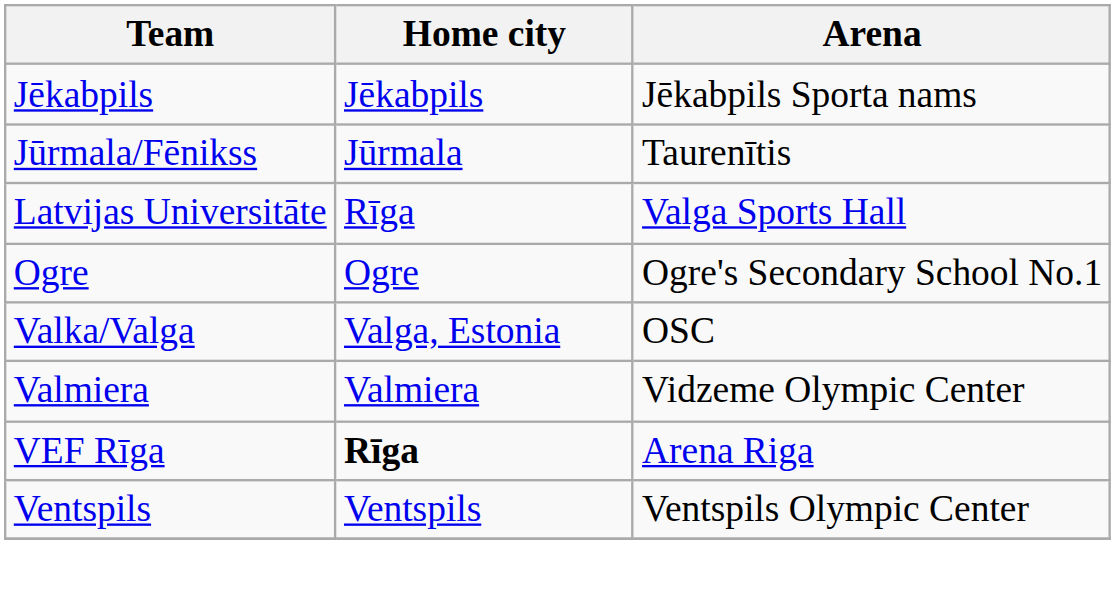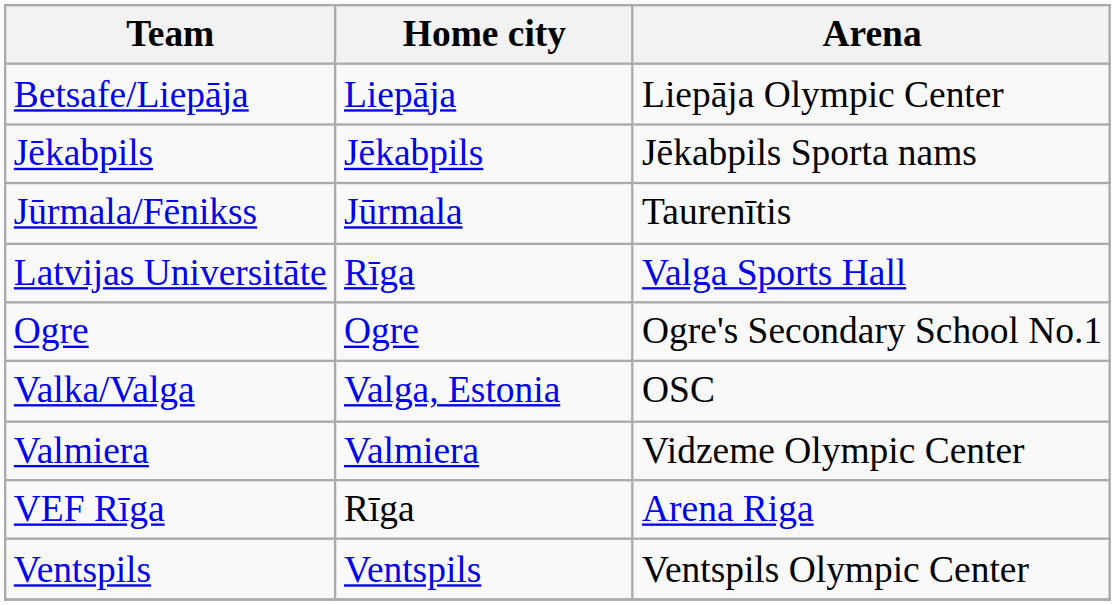+ row: (131, 93)
(381, 449) bold -> (379, 509) normal
